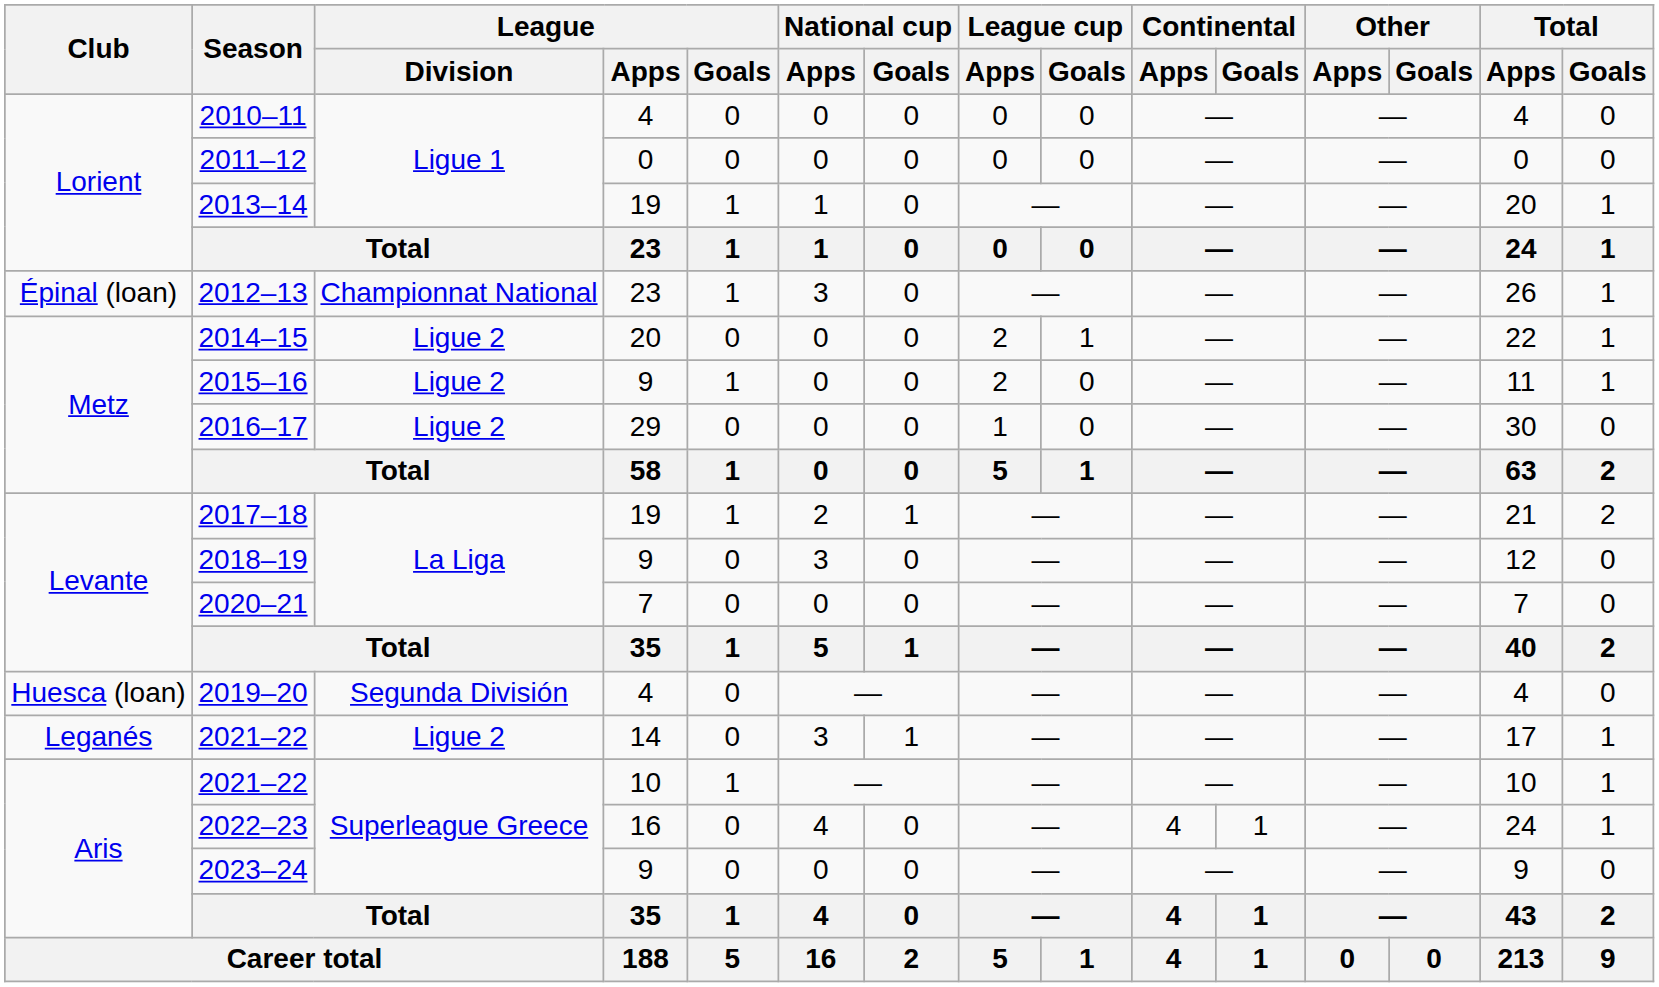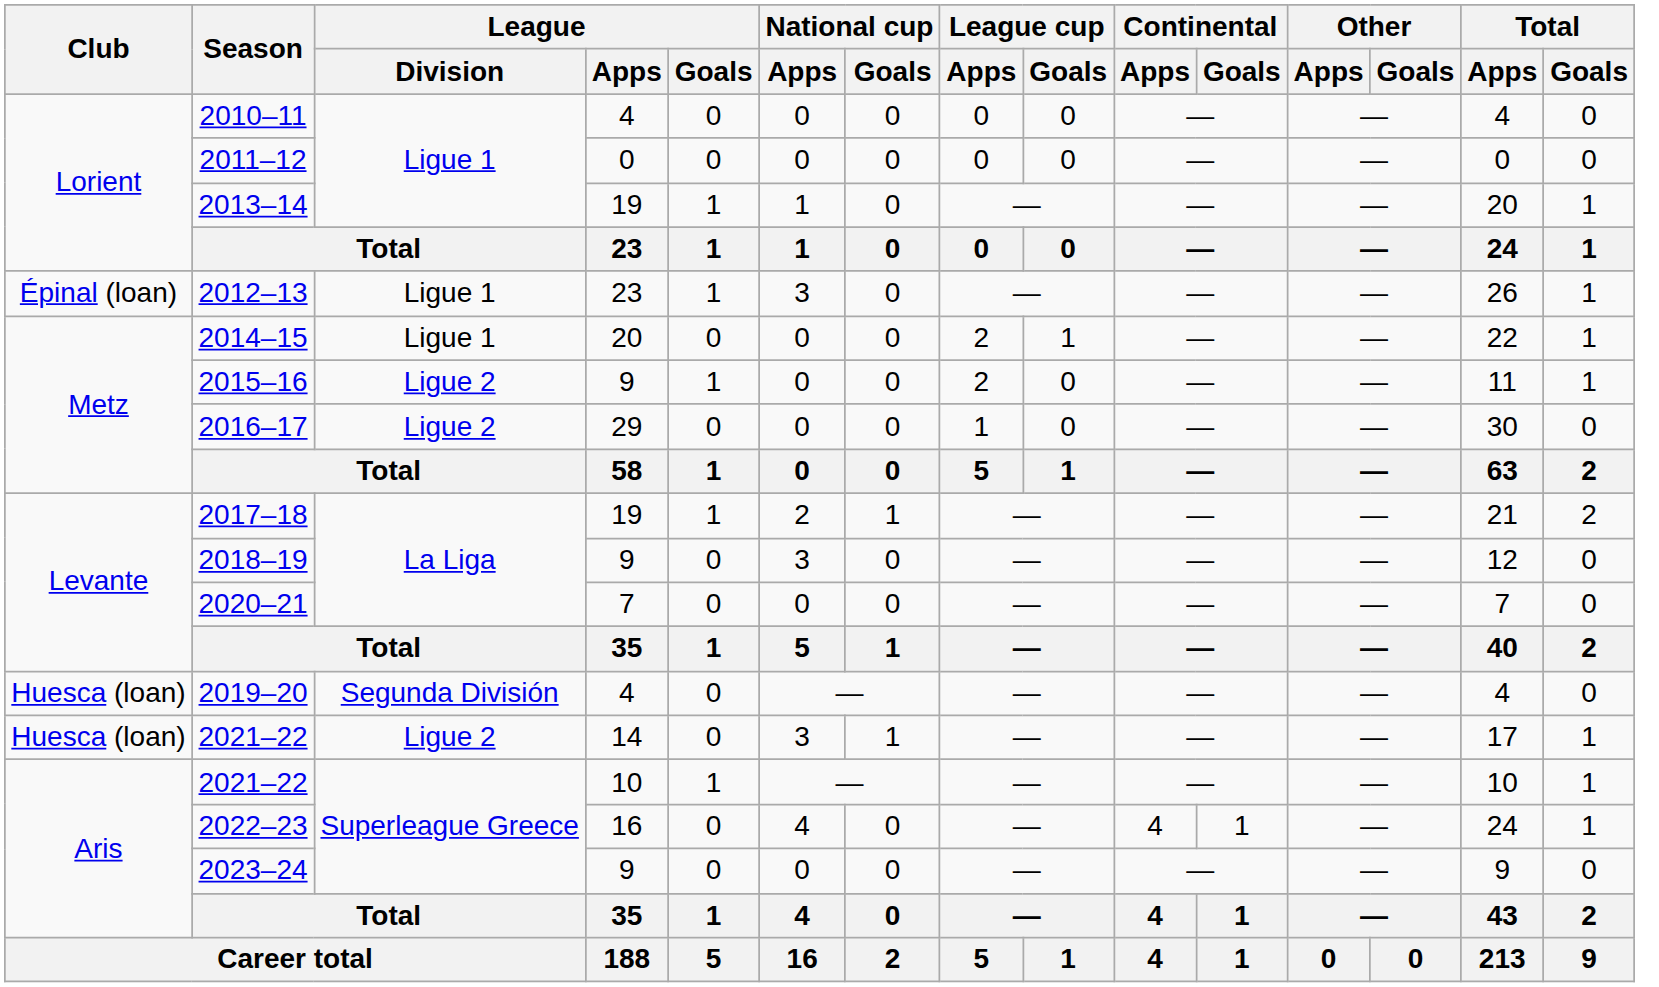(459, 293) Championnat National -> (450, 293) Ligue 1
(459, 337) Ligue 2 -> (450, 337) Ligue 1
(98, 737) Leganés -> (98, 737) Huesca (loan)
